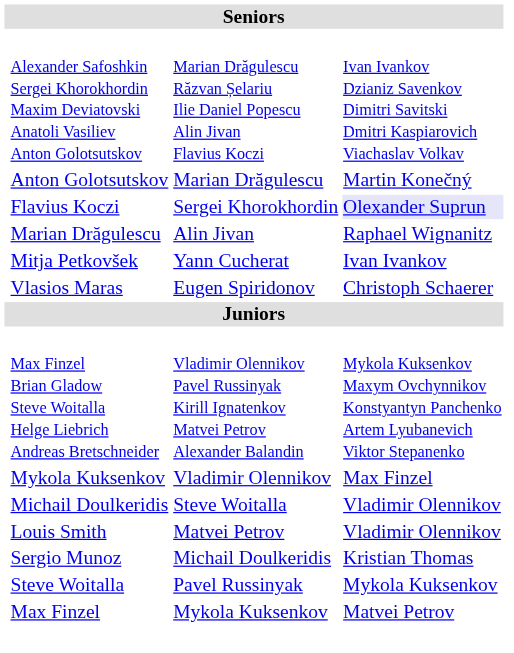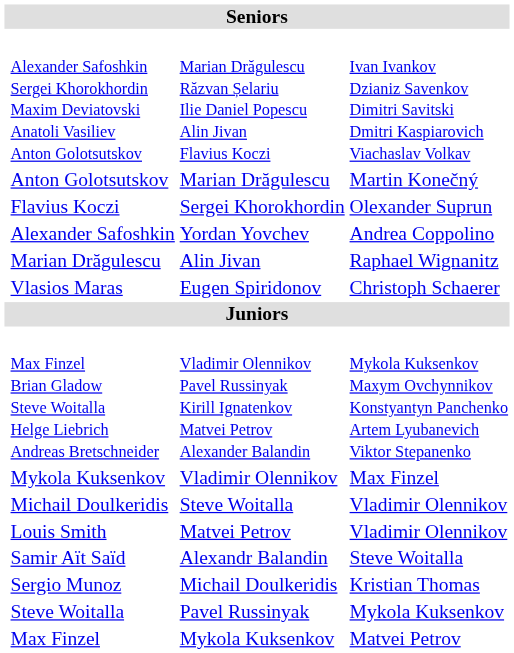(414, 206) lavender background -> (421, 206) no background
+ row: (93, 233)
- row: (74, 260)
+ row: (68, 558)
